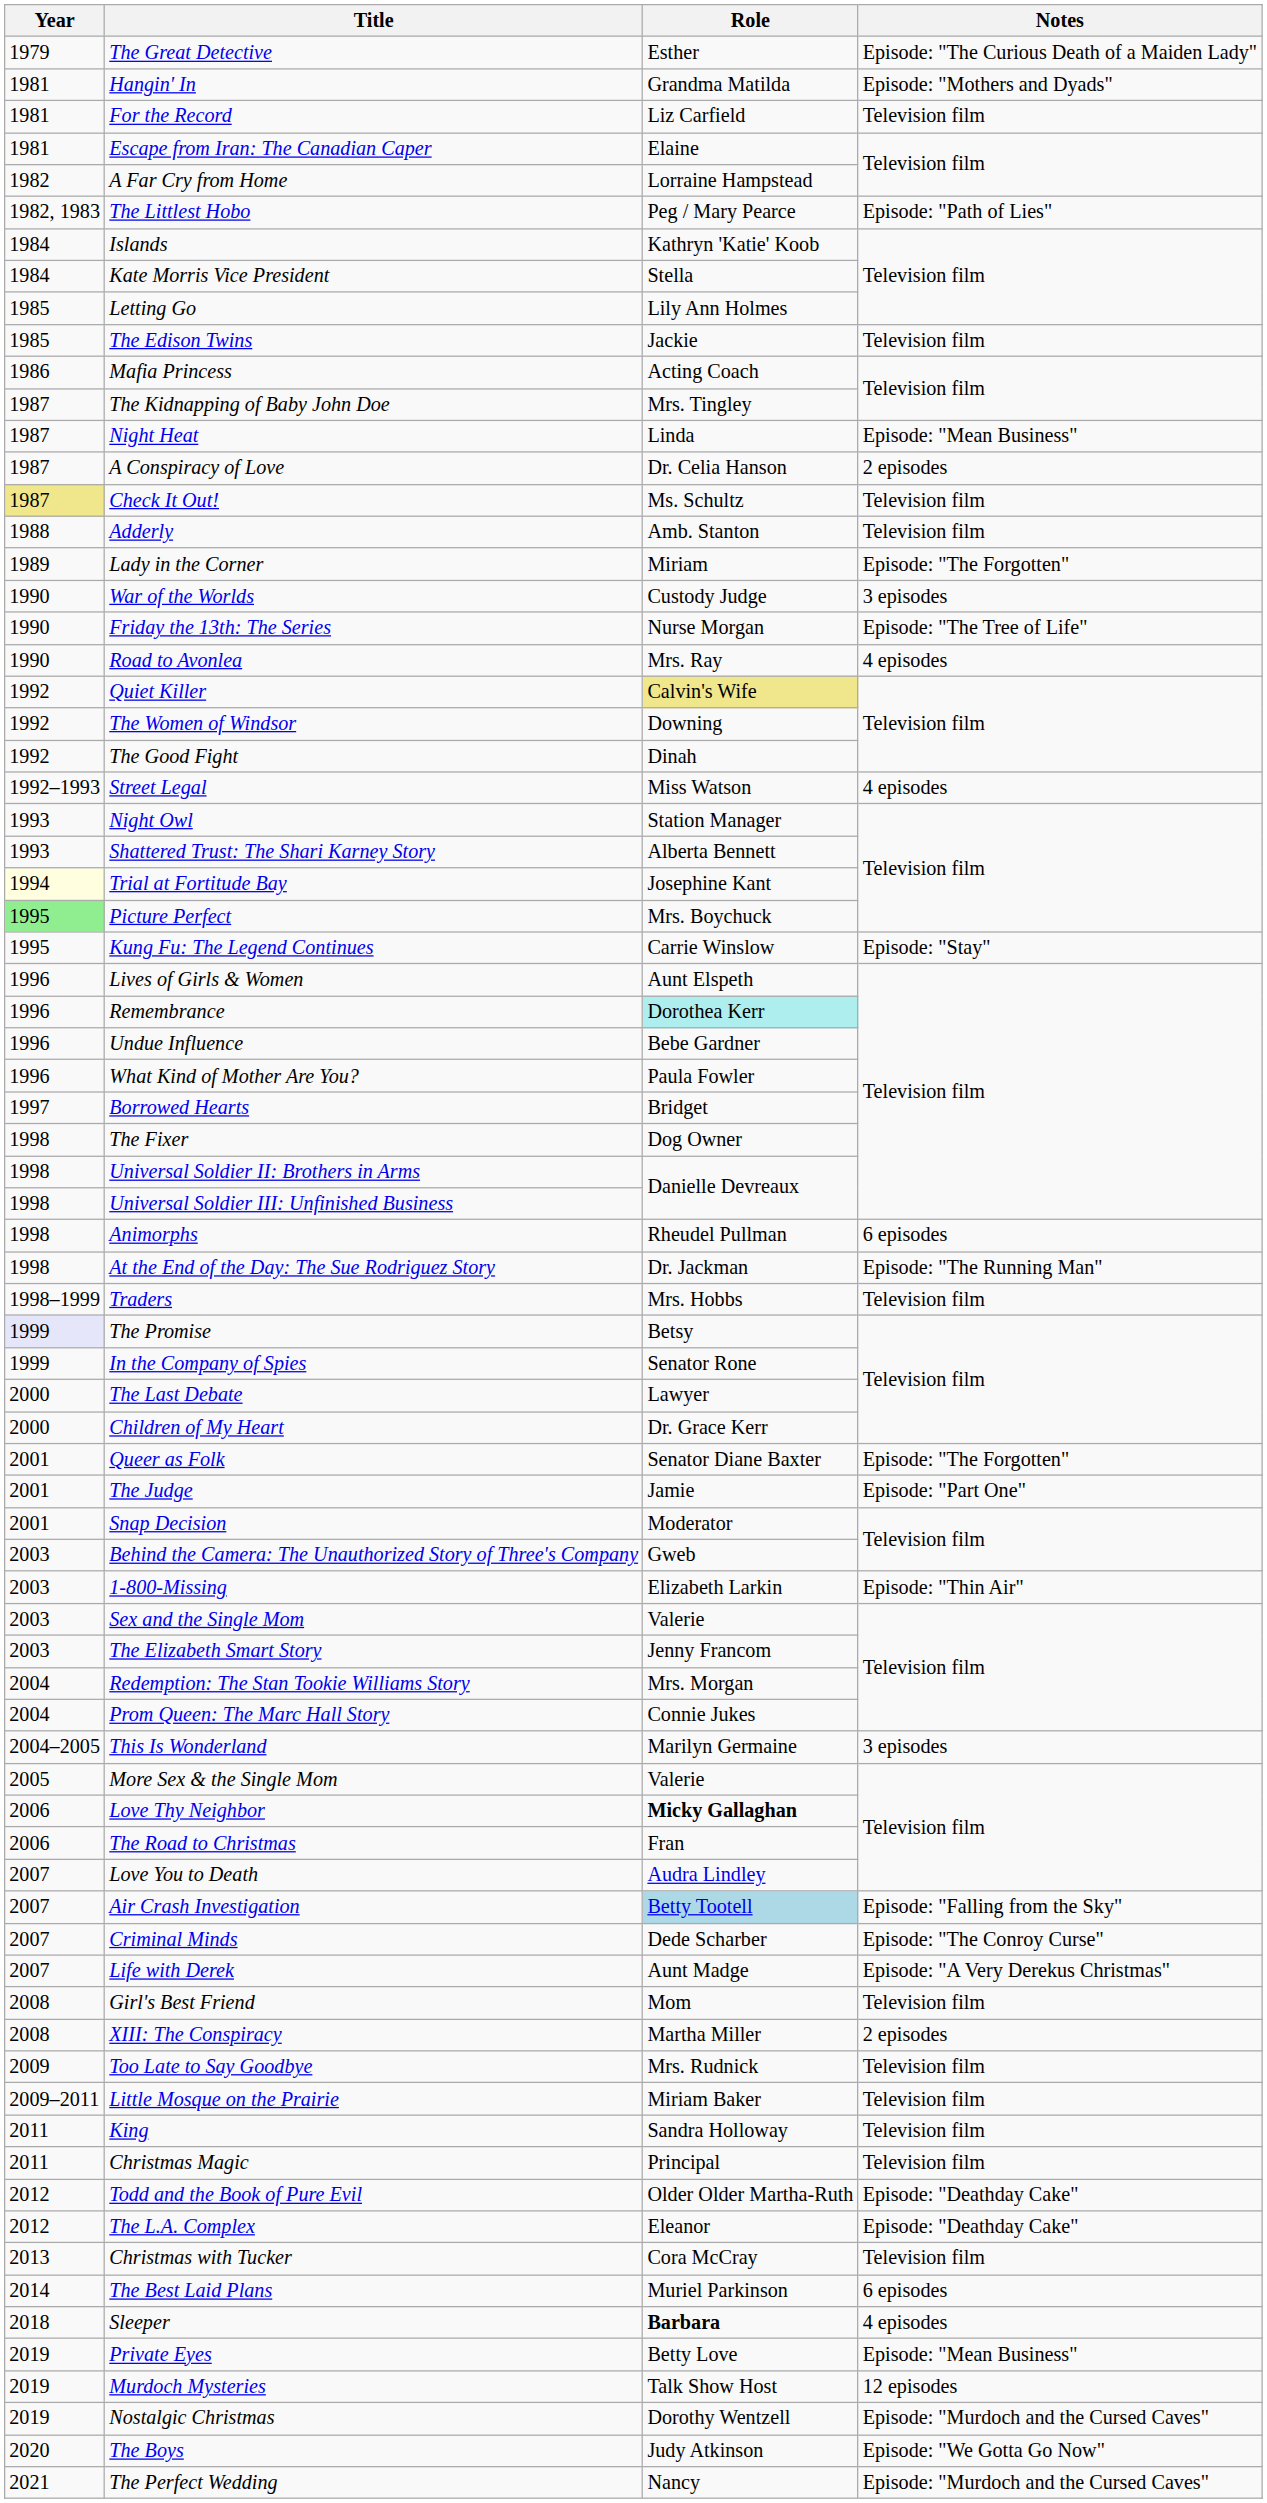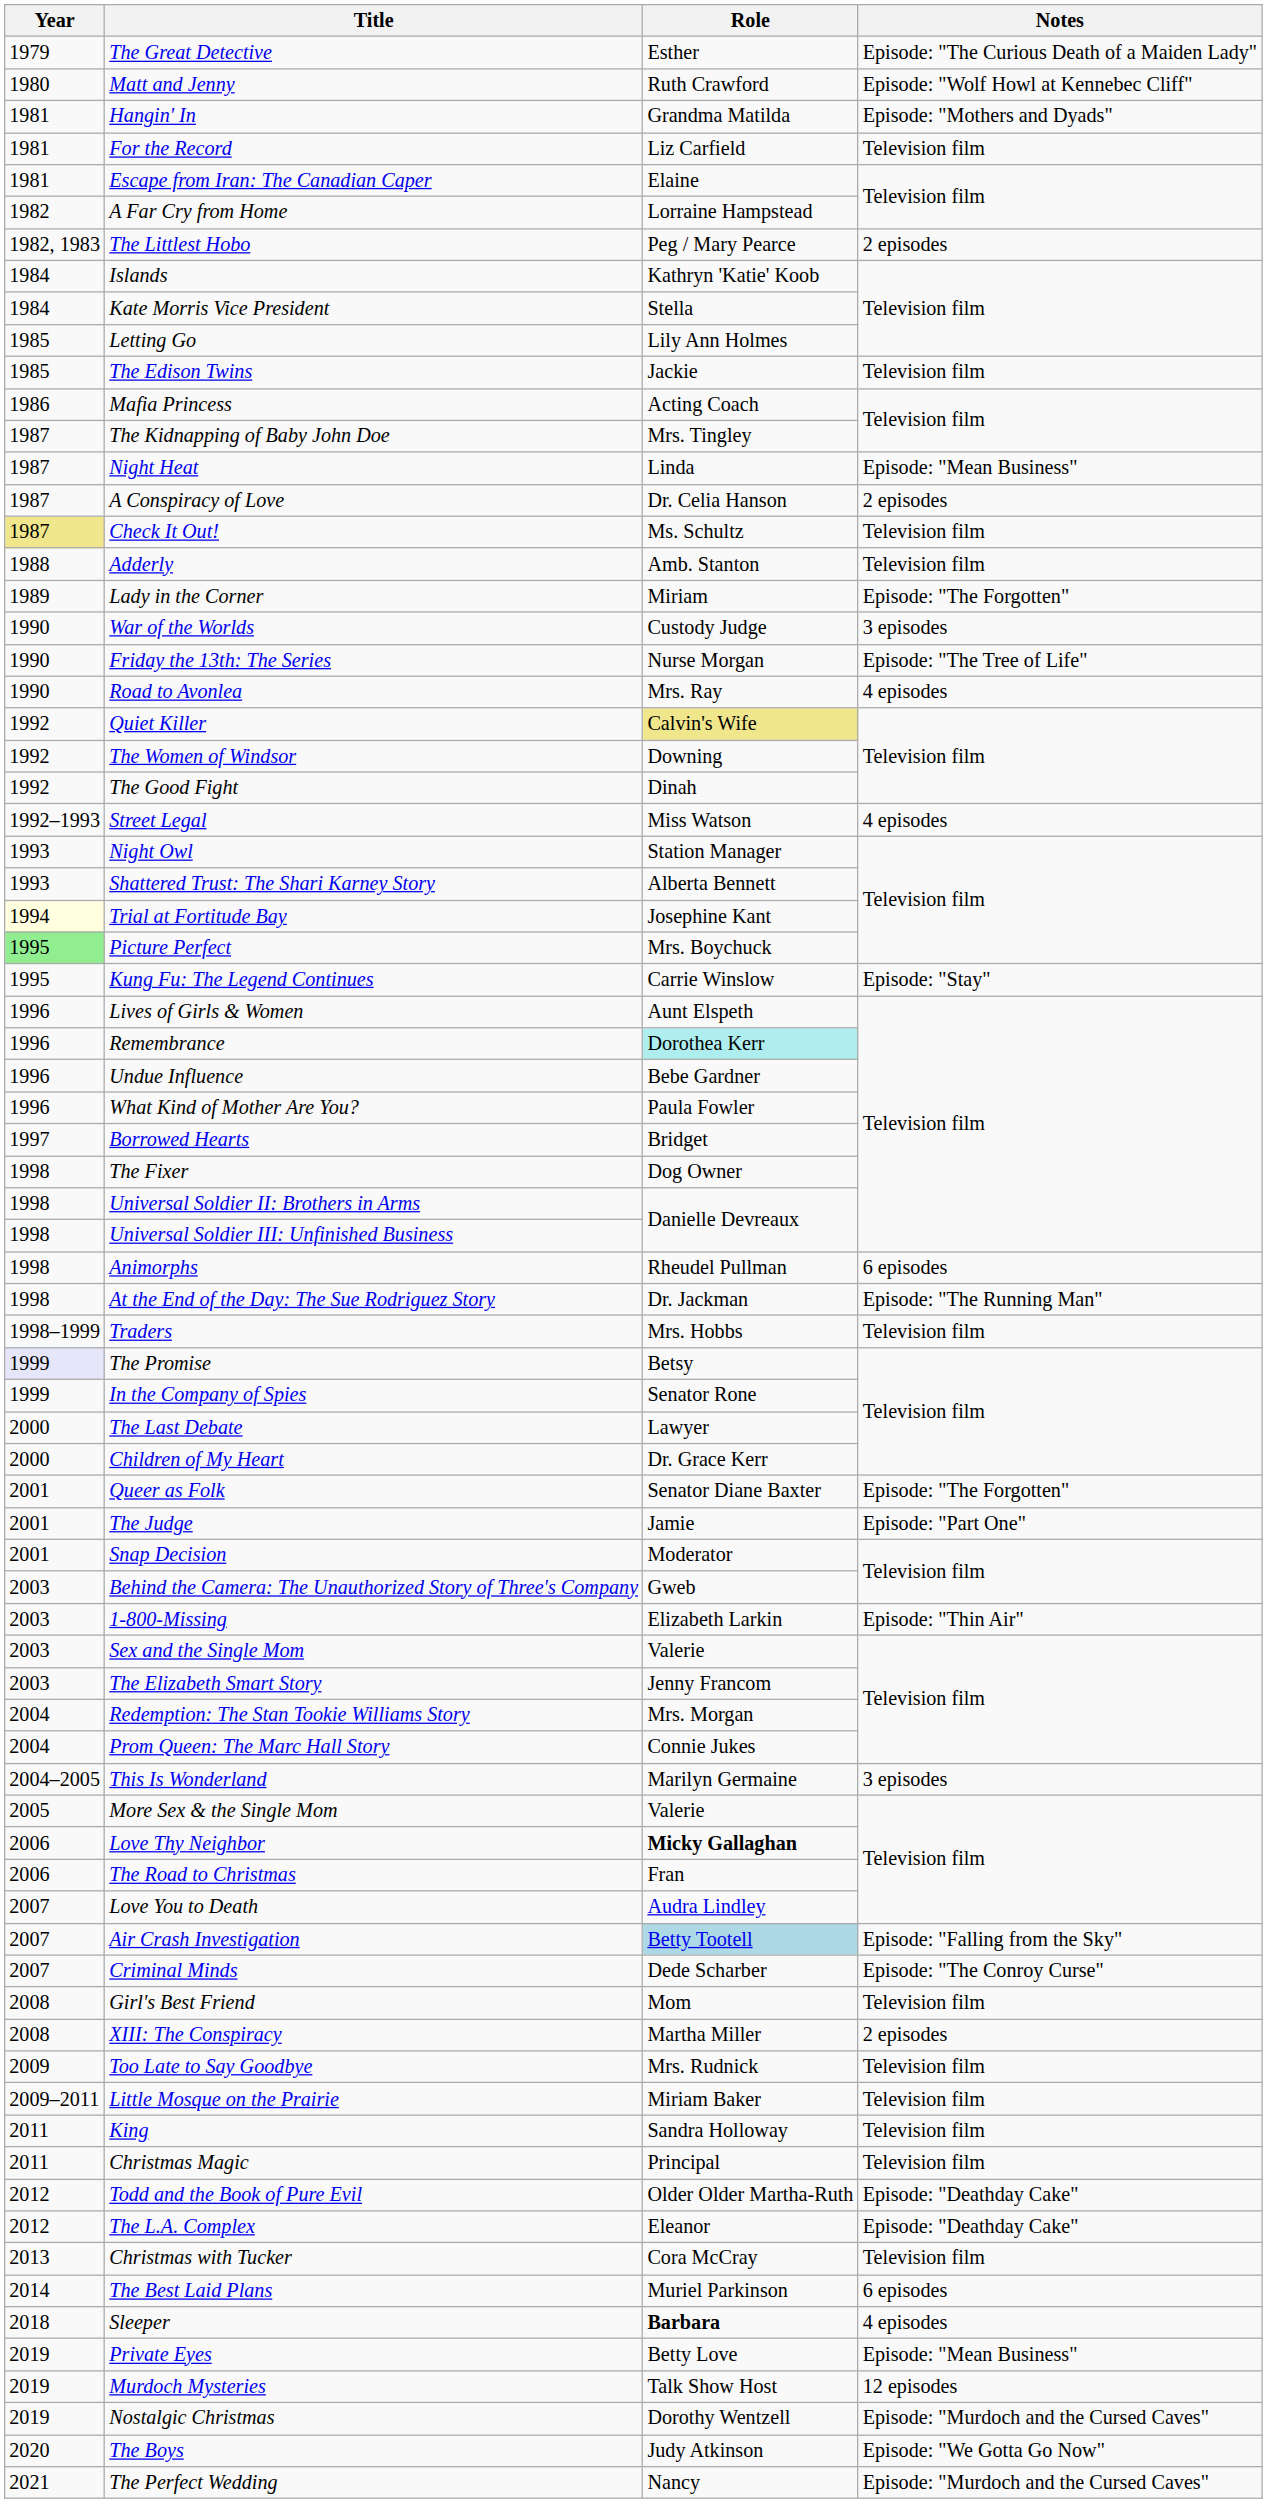+ row: (172, 84)
(957, 212) Episode: "Path of Lies" -> (905, 244) 2 episodes
- row: (172, 1970)
